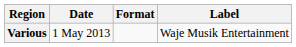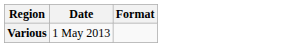- column: (224, 14)
